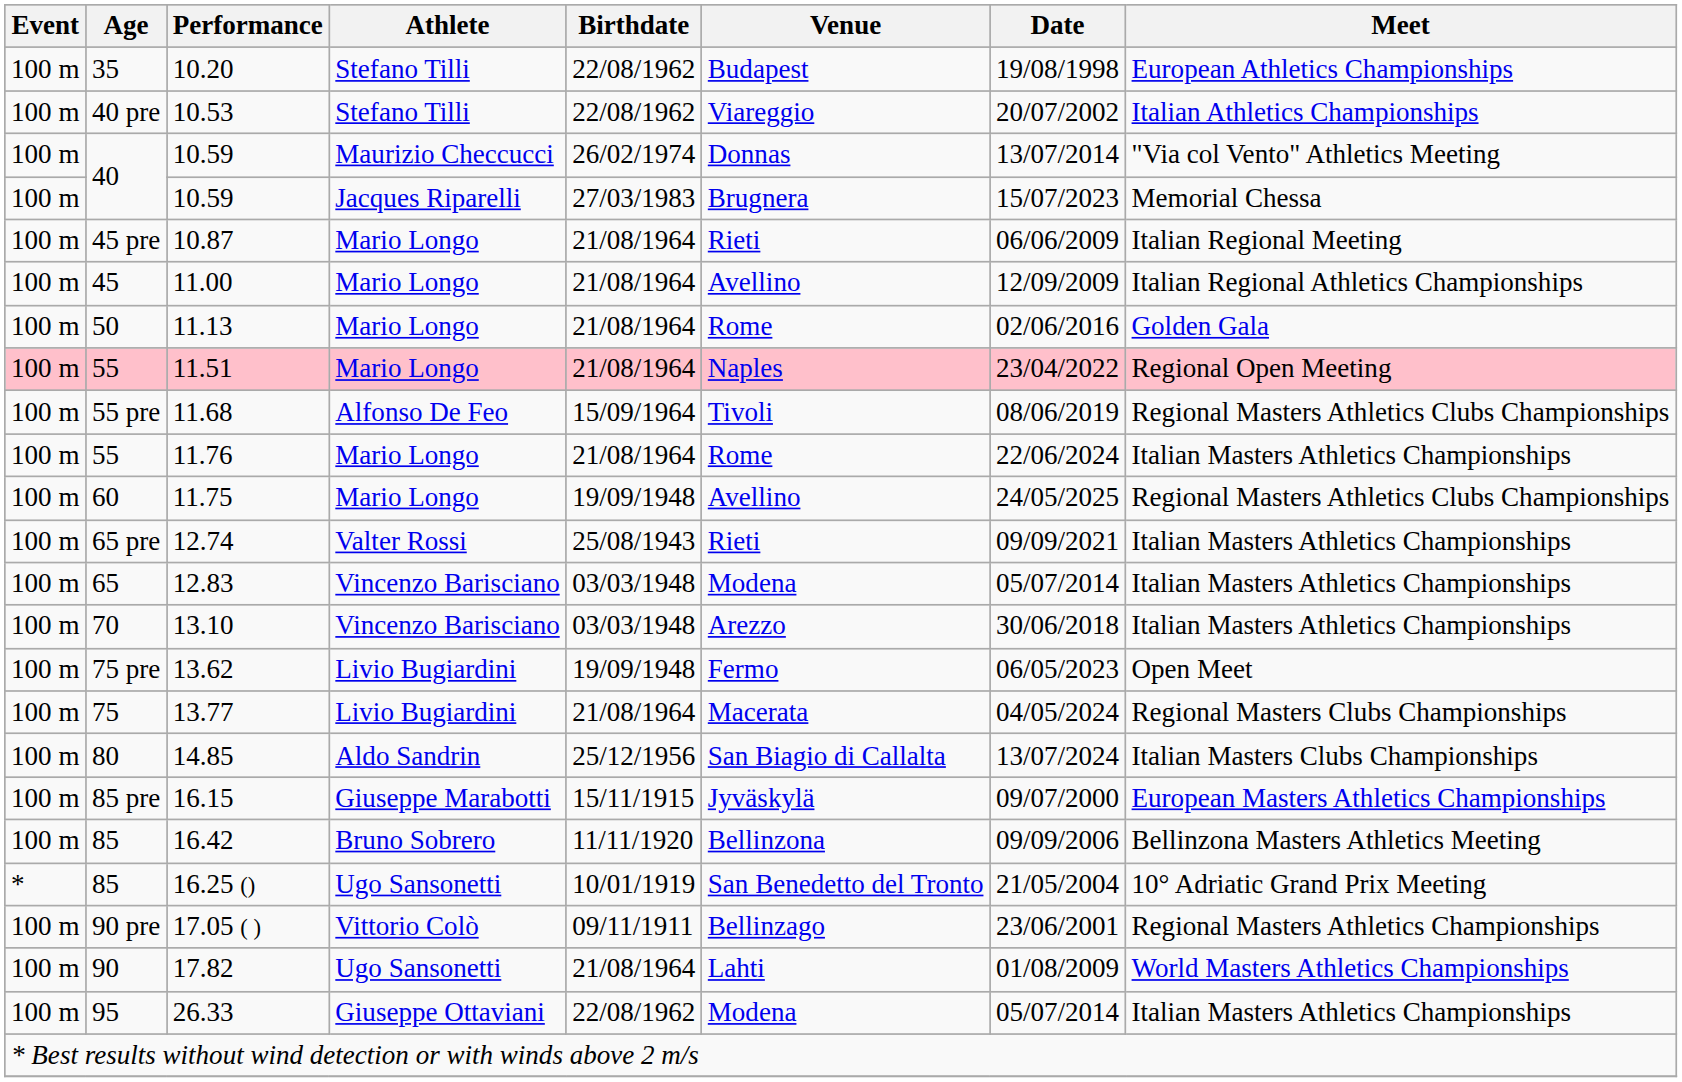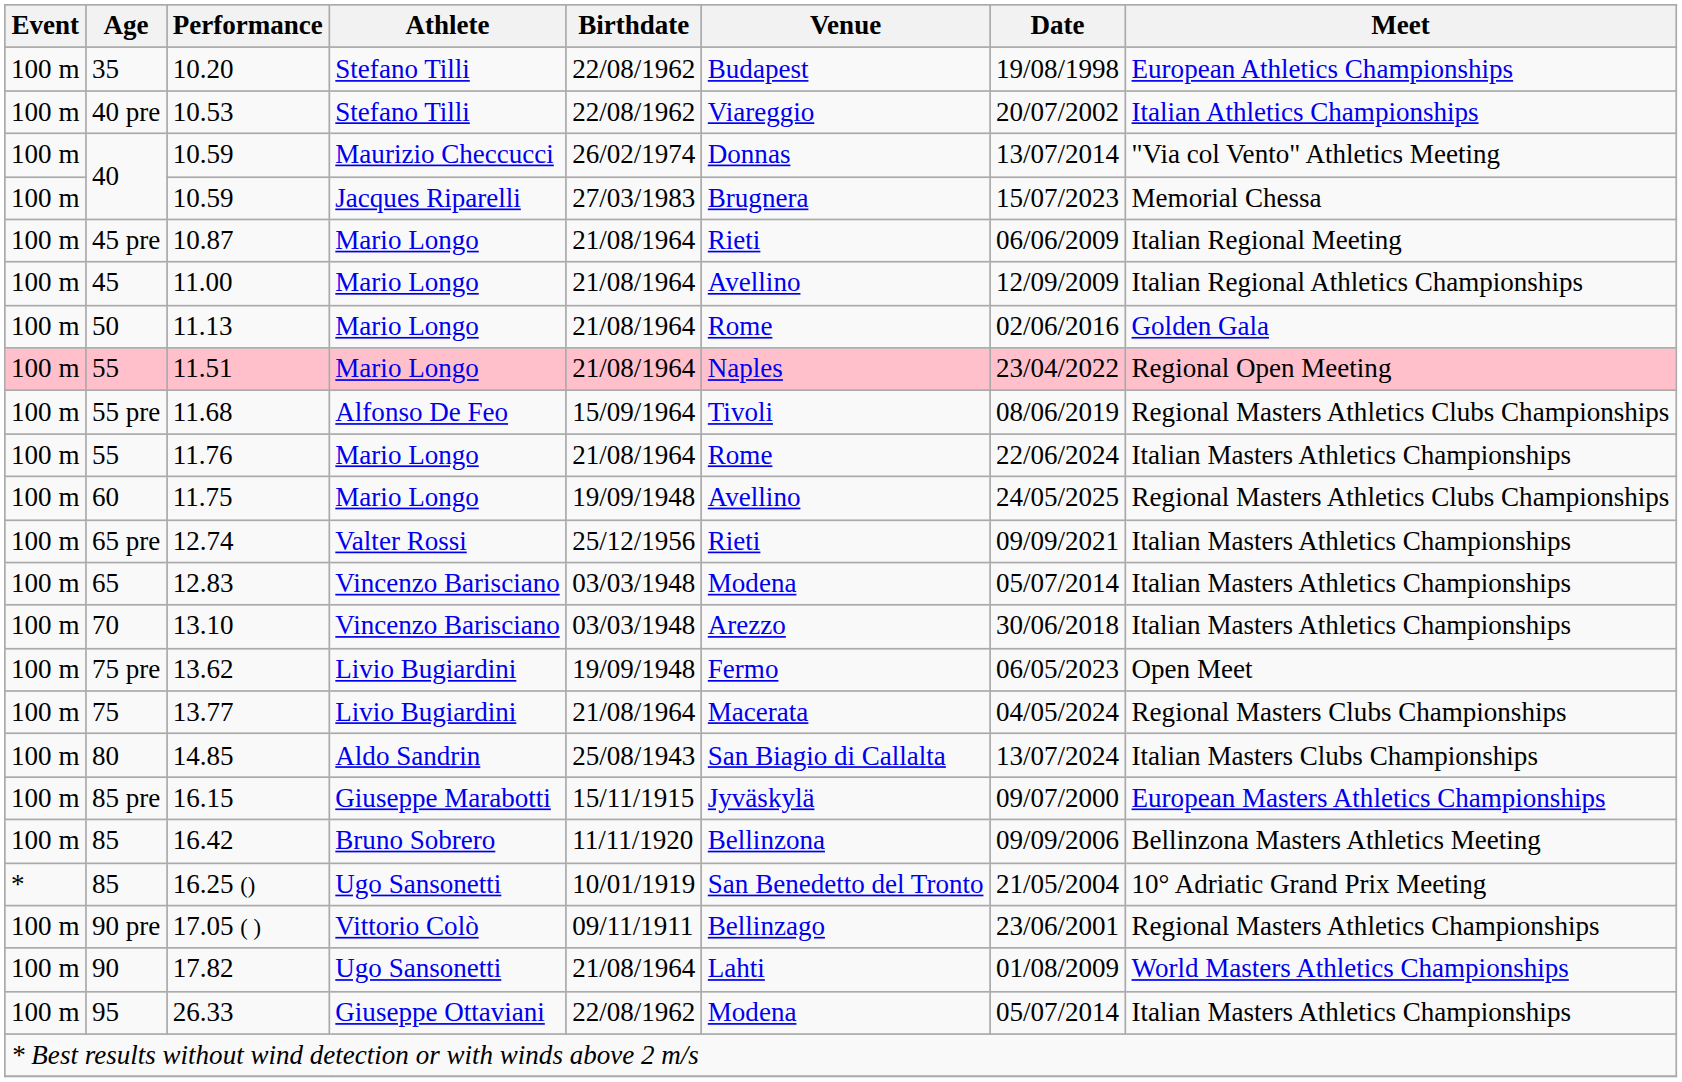(634, 540) 25/08/1943 -> (634, 540) 25/12/1956
(634, 754) 25/12/1956 -> (634, 754) 25/08/1943
